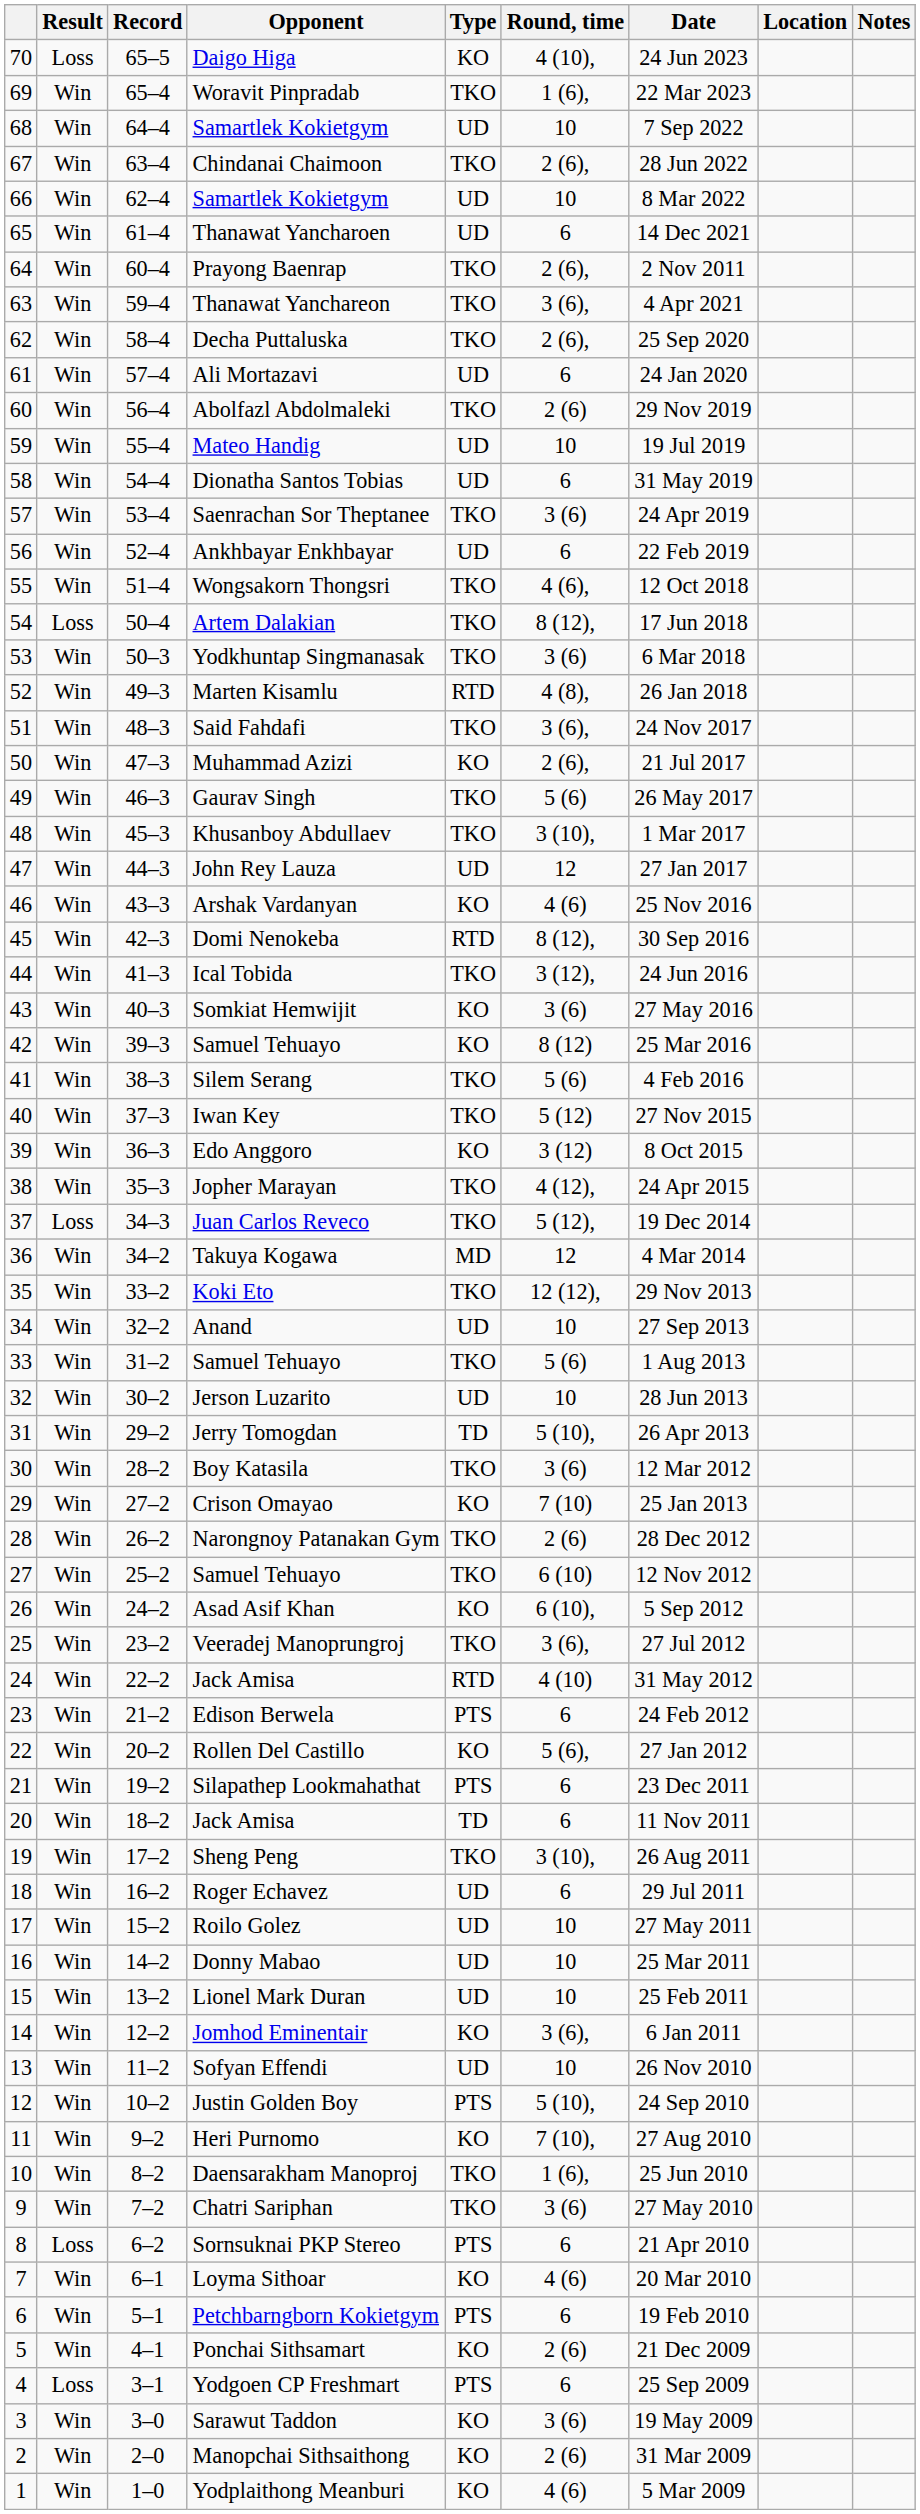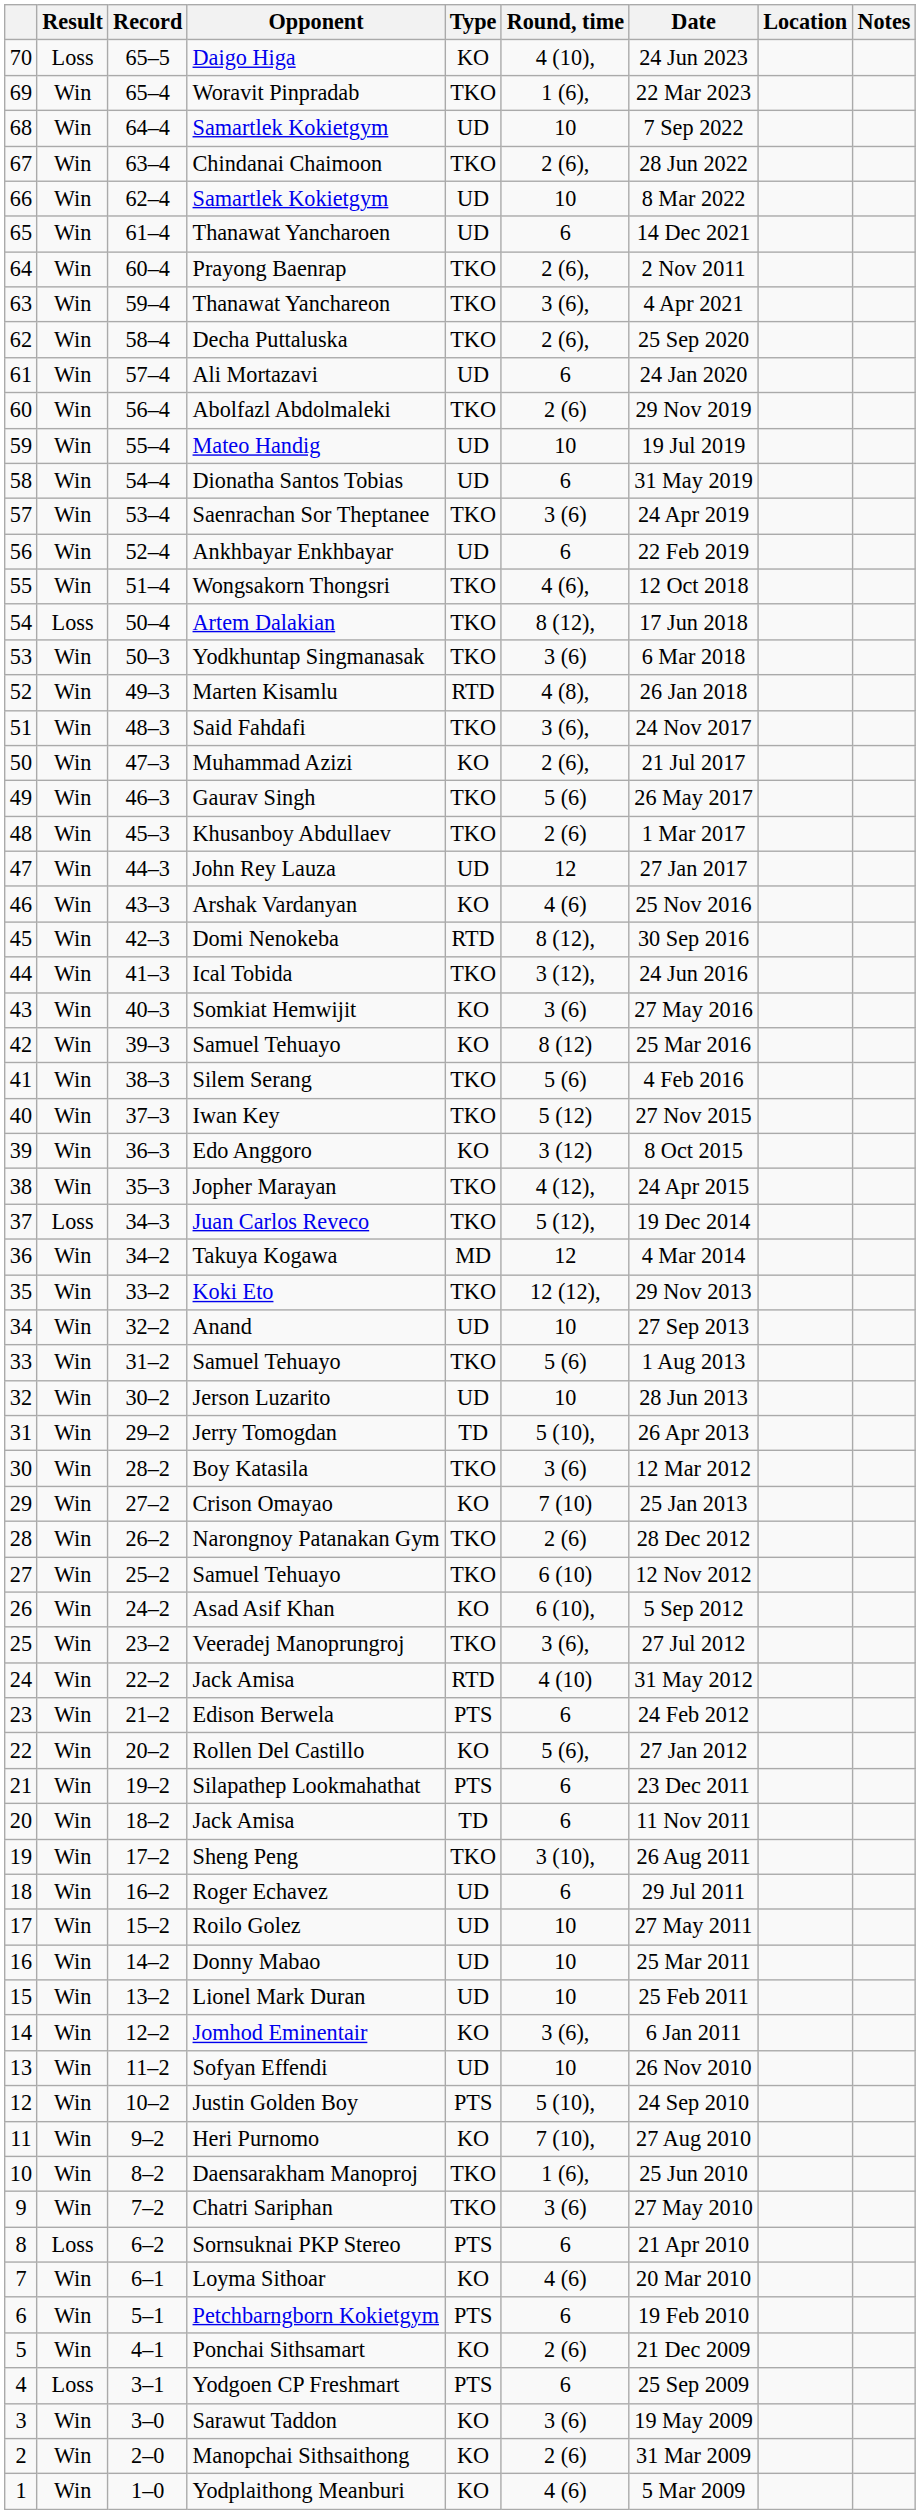(565, 833) 3 (10), -> (565, 833) 2 (6)
